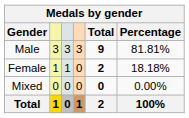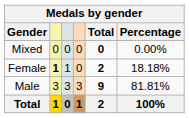rows swapped: (27, 50) <-> (27, 86)
(56, 68) normal -> (56, 68) bold
